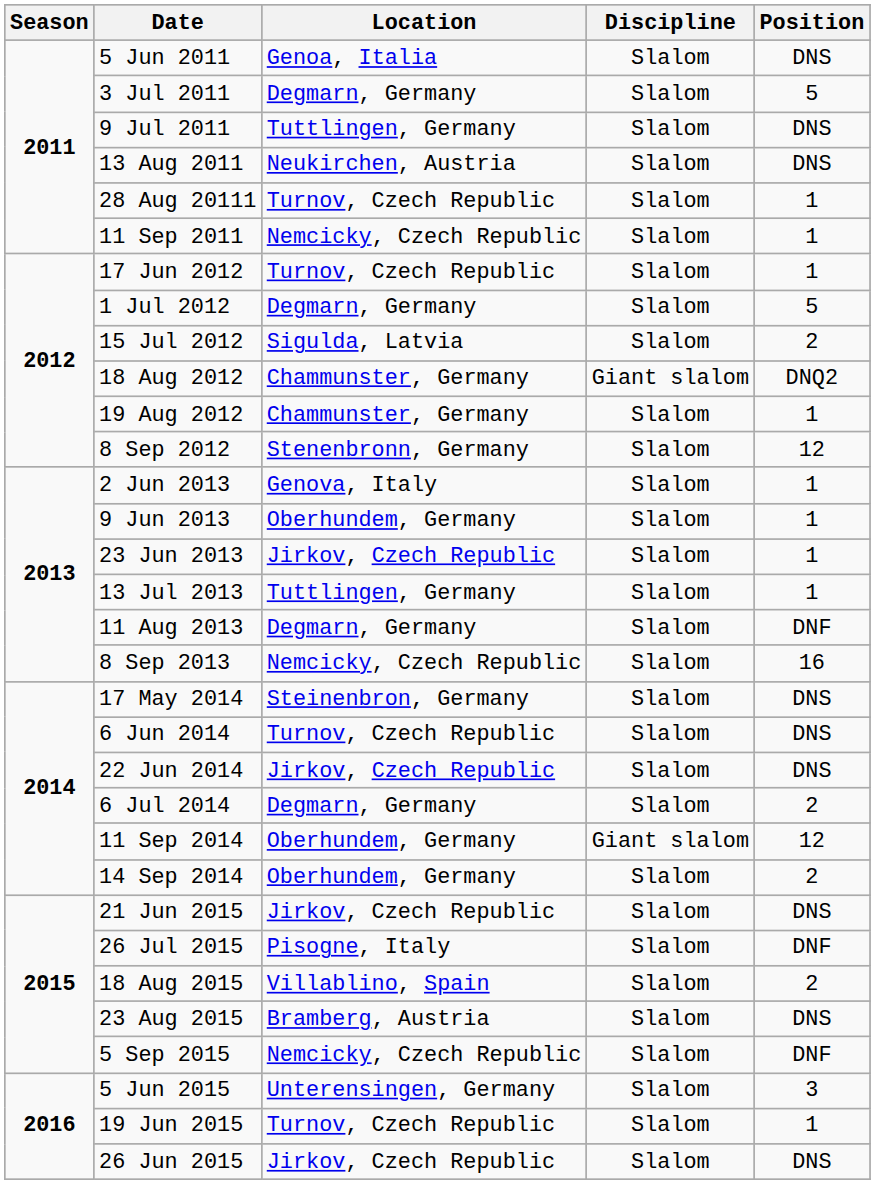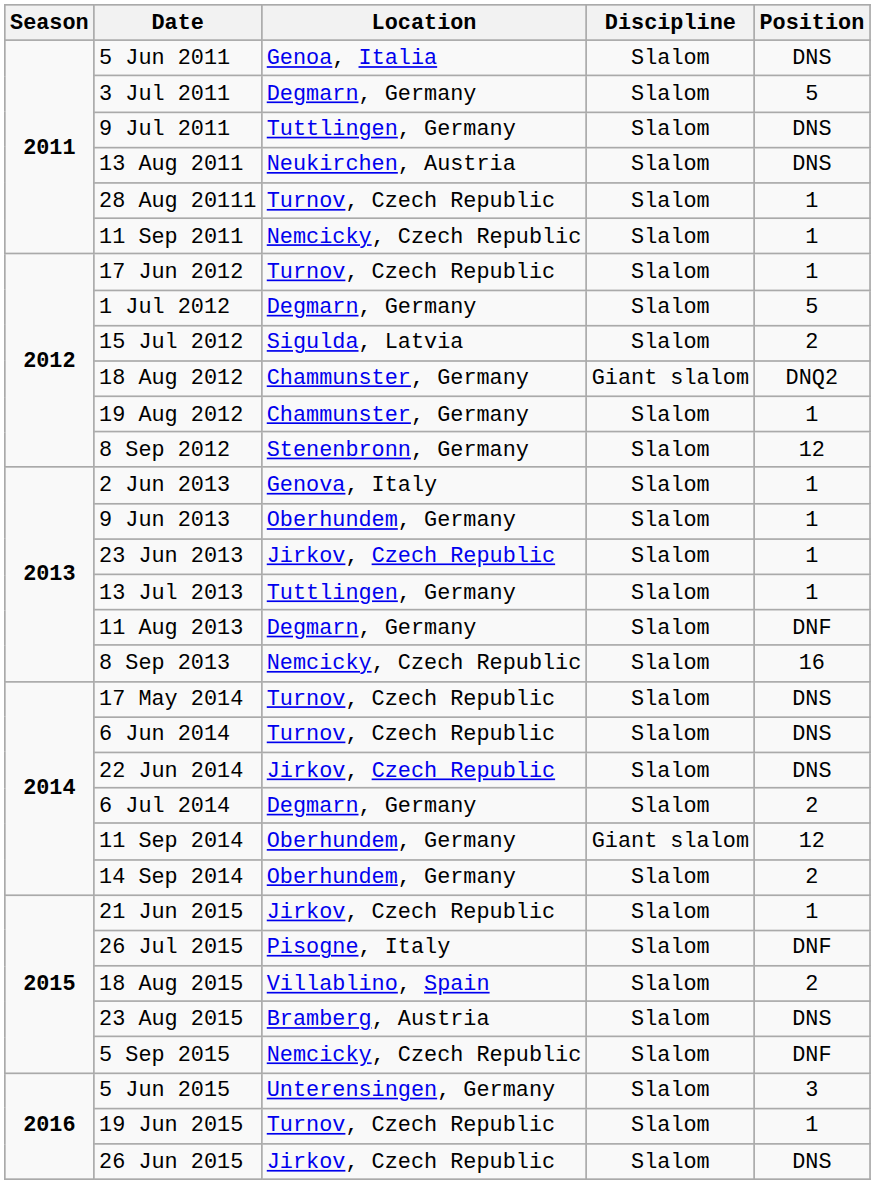(398, 699) Steinenbron, Germany -> (411, 699) Turnov, Czech Republic
(812, 913) DNS -> (812, 913) 1
